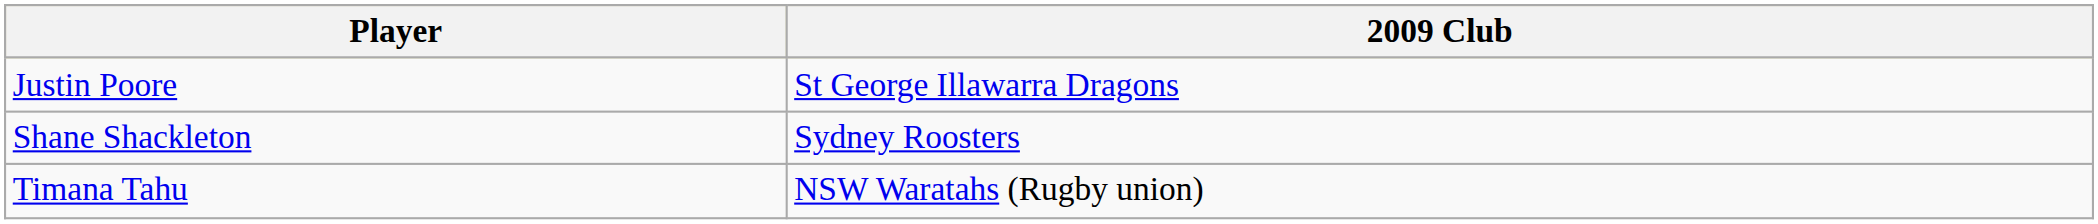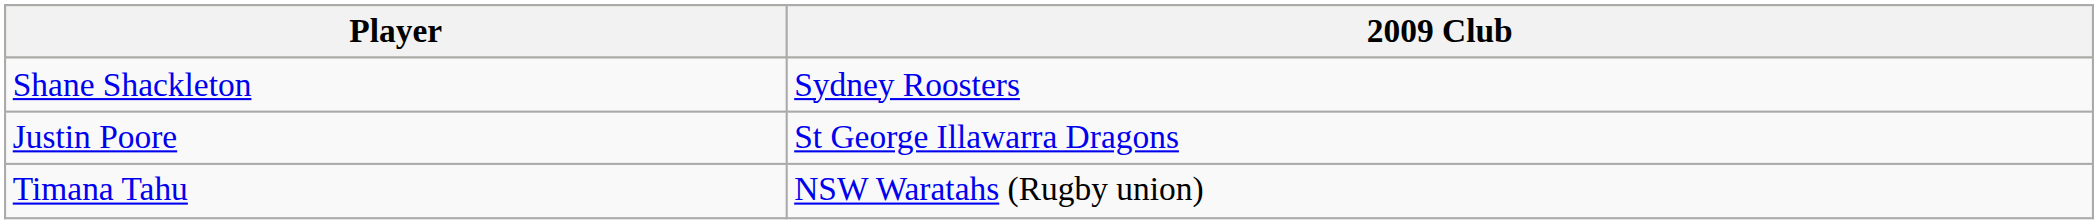rows swapped: (95, 84) <-> (132, 137)
